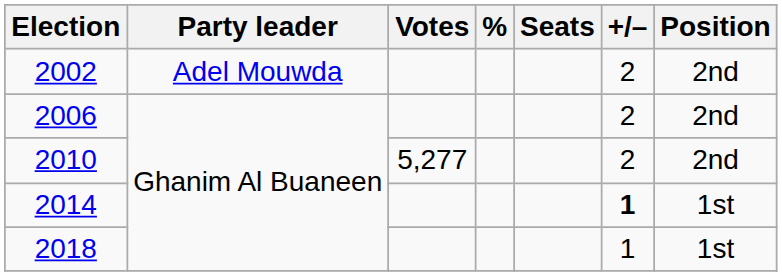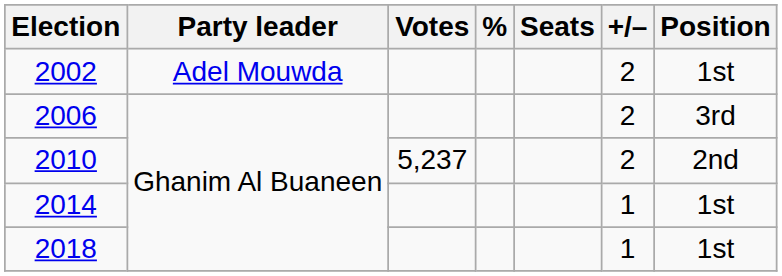(715, 71) 2nd -> (715, 71) 1st
(715, 115) 2nd -> (715, 115) 3rd
(432, 159) 5,277 -> (432, 159) 5,237
(628, 204) bold -> (628, 204) normal
